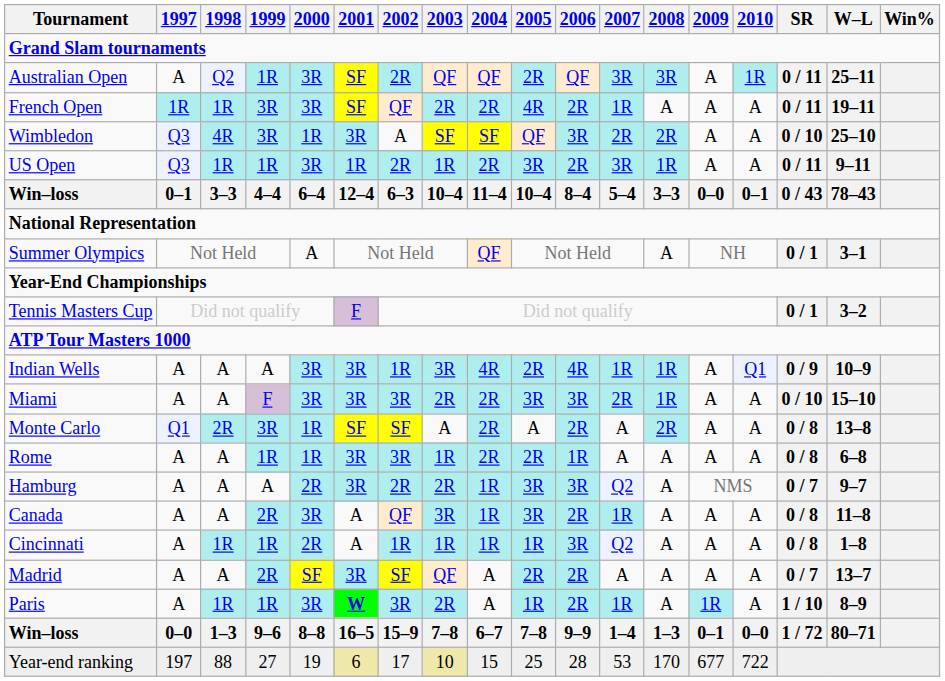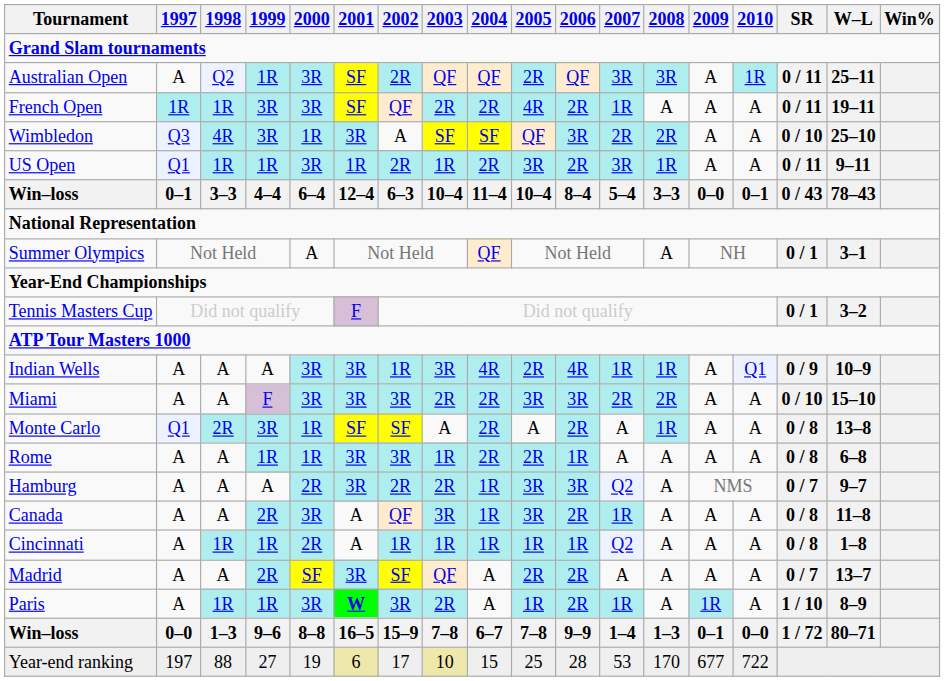(179, 164) Q3 -> (179, 164) Q1
(666, 398) 1R -> (666, 398) 2R
(666, 427) 2R -> (666, 427) 1R
(578, 544) 3R -> (578, 544) 1R
